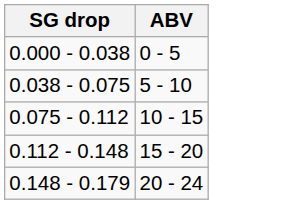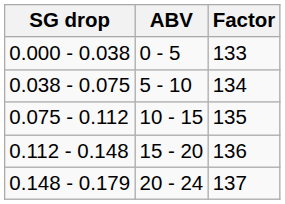+ column: (244, 20)
